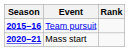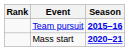columns swapped: (24, 12) <-> (112, 12)
